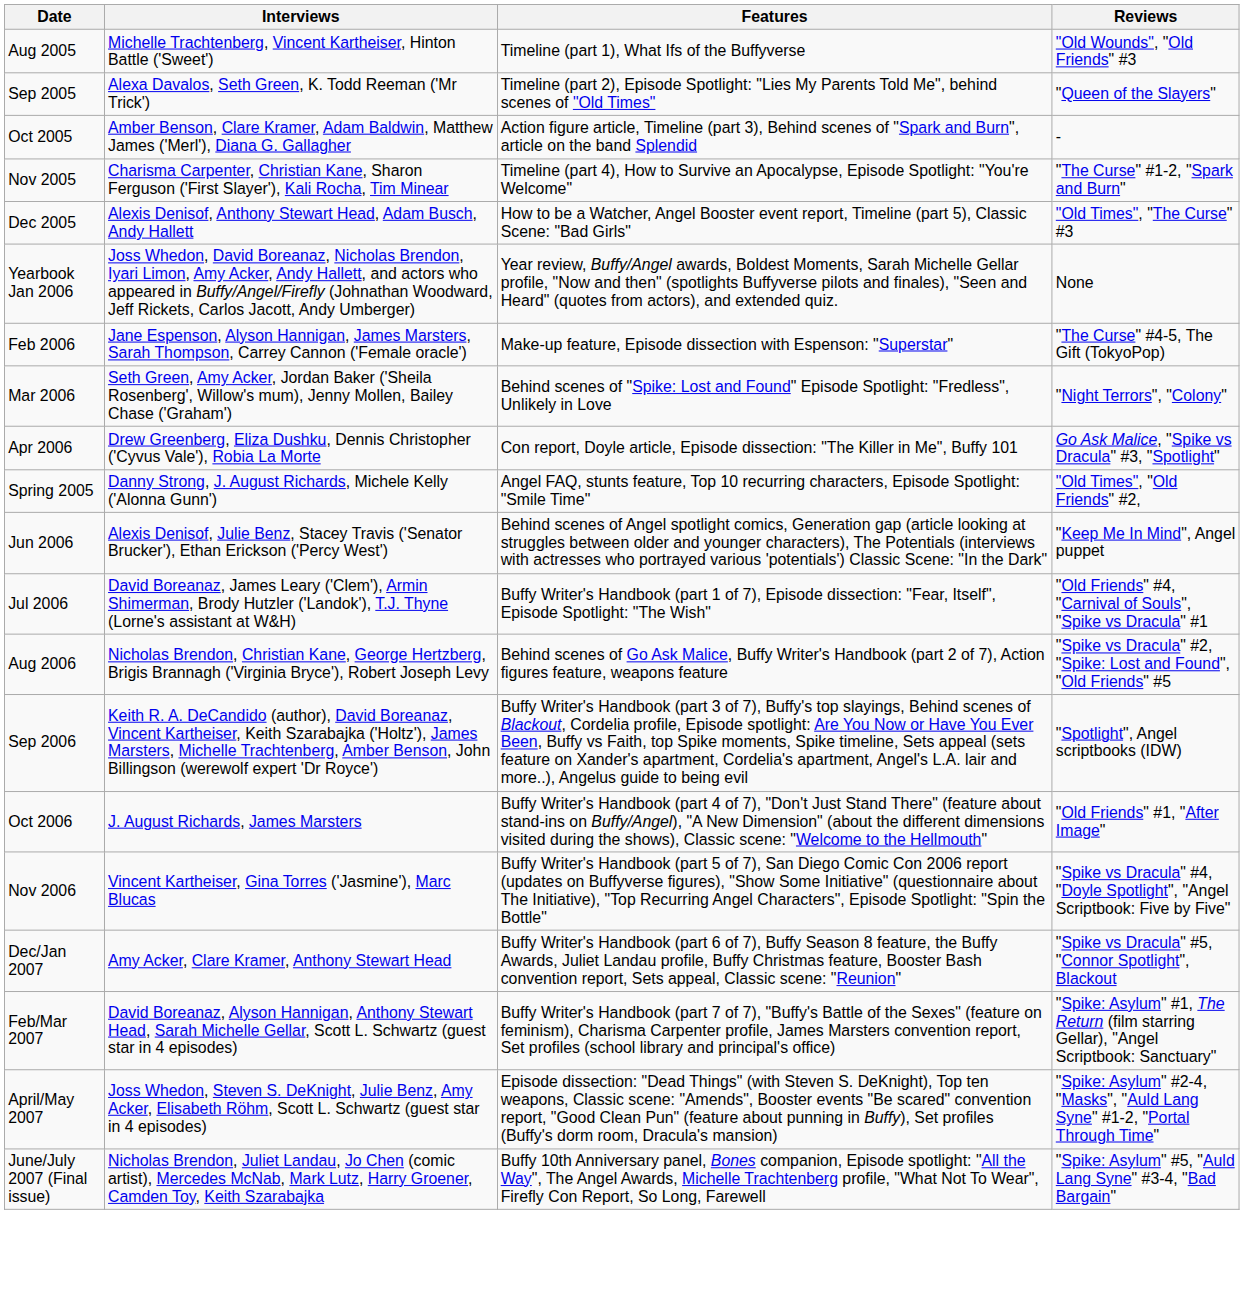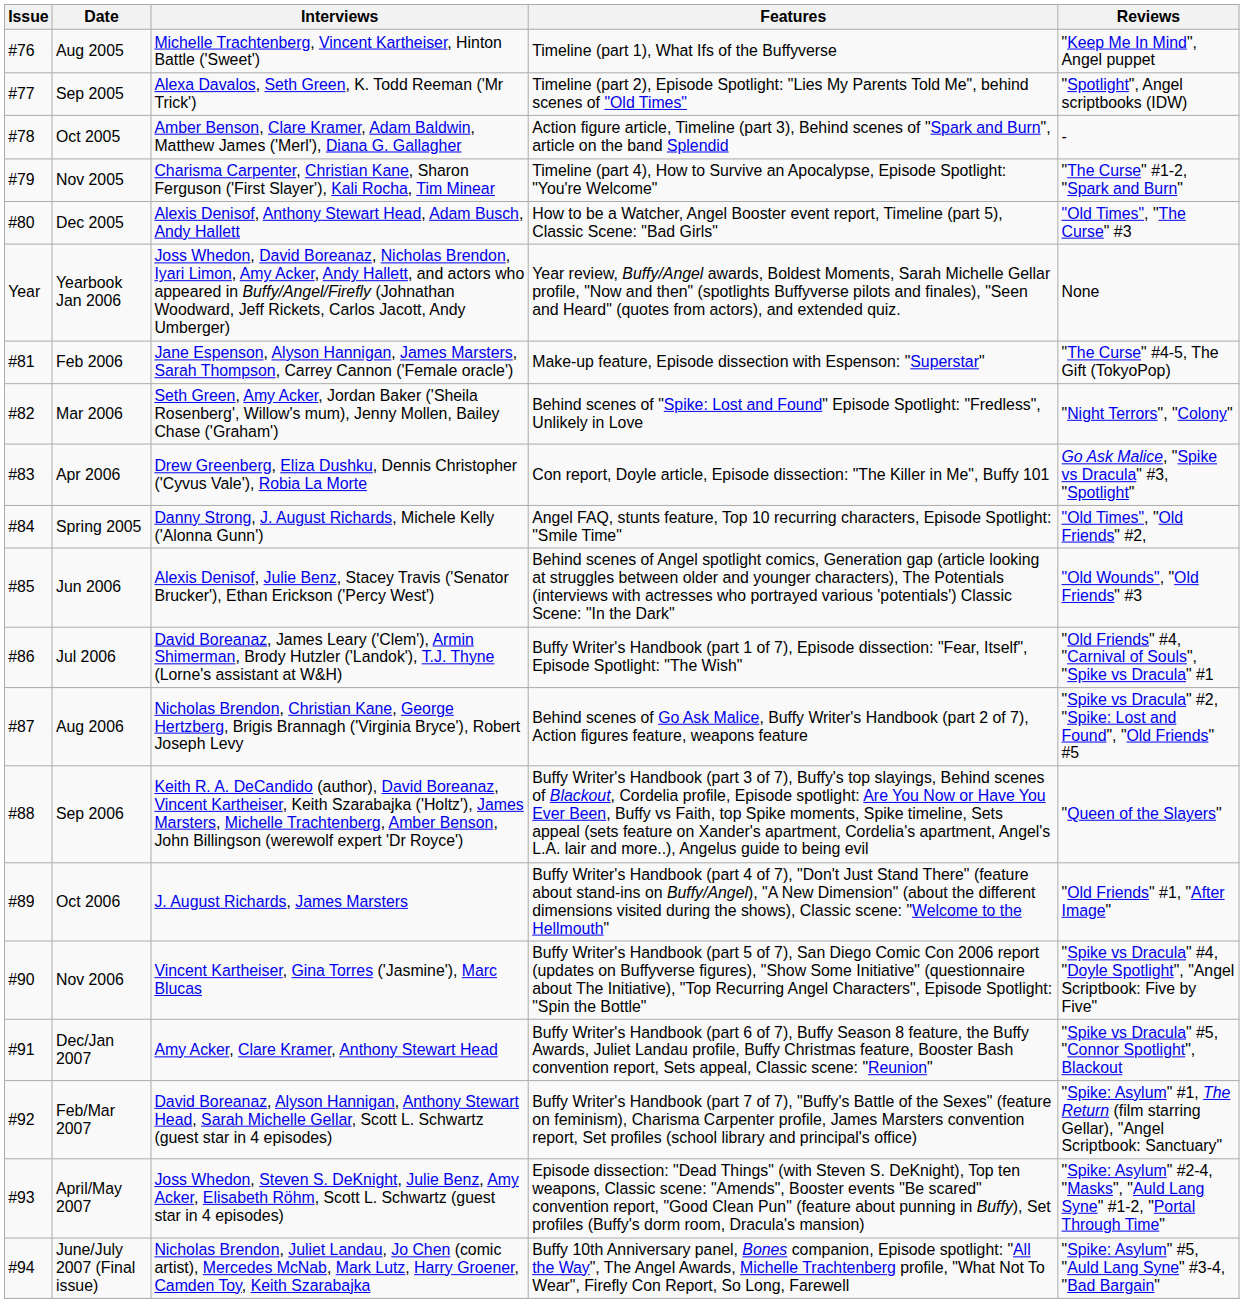+ column: (28, 17)
(1124, 51) "Old Wounds", "Old Friends" #3 -> (1129, 51) "Keep Me In Mind", Angel puppet
(1136, 94) "Queen of the Slayers" -> (1124, 94) "Spotlight", Angel scriptbooks (IDW)
(1146, 542) "Keep Me In Mind", Angel puppet -> (1130, 587) "Old Wounds", "Old Friends" #3
(1119, 742) "Spotlight", Angel scriptbooks (IDW) -> (1142, 814) "Queen of the Slayers"
